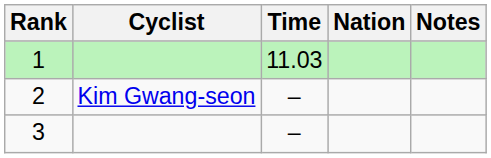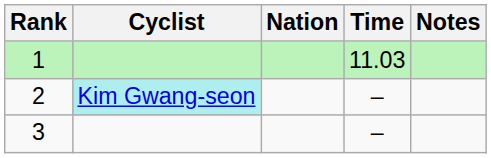columns swapped: (369, 22) <-> (294, 22)
(166, 96) no background -> (166, 96) paleturquoise background
